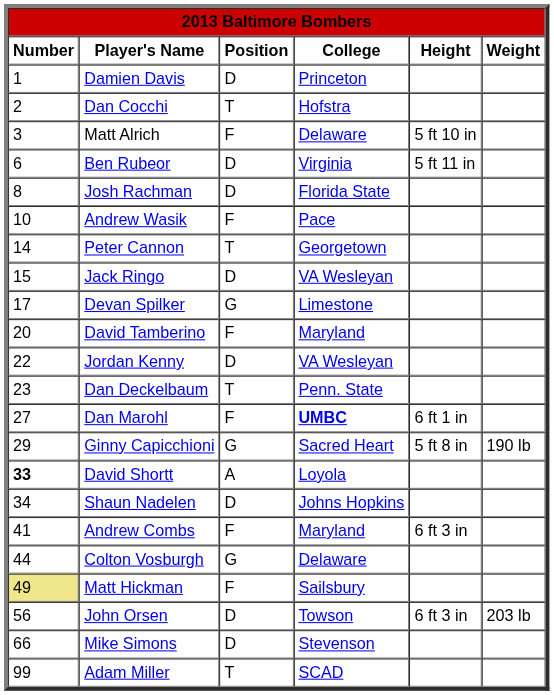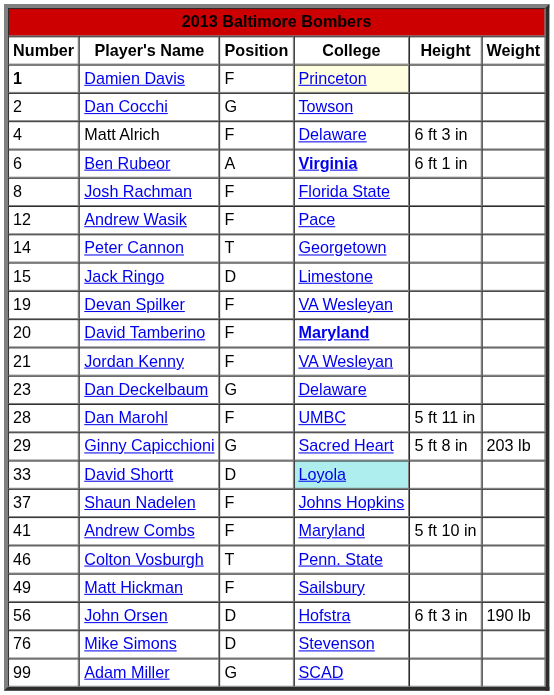(18, 78) normal -> (18, 78) bold
(230, 78) D -> (230, 78) F
(333, 78) no background -> (333, 78) lightyellow background
(230, 107) T -> (231, 107) G
(324, 107) Hofstra -> (326, 107) Towson
(18, 135) 3 -> (18, 135) 4
(446, 135) 5 ft 10 in -> (441, 135) 6 ft 3 in
(230, 163) D -> (230, 163) A
(325, 163) normal -> (328, 163) bold
(445, 163) 5 ft 11 in -> (441, 163) 6 ft 1 in
(230, 191) D -> (230, 191) F
(22, 220) 10 -> (22, 220) 12
(346, 276) VA Wesleyan -> (336, 276) Limestone
(22, 304) 17 -> (22, 304) 19
(231, 304) G -> (230, 304) F
(336, 304) Limestone -> (346, 304) VA Wesleyan
(332, 333) normal -> (334, 333) bold
(22, 361) 22 -> (22, 361) 21
(230, 361) D -> (230, 361) F
(230, 389) T -> (231, 389) G
(341, 389) Penn. State -> (333, 389) Delaware
(22, 418) 27 -> (22, 418) 28
(323, 418) bold -> (322, 418) normal
(441, 418) 6 ft 1 in -> (445, 418) 5 ft 11 in
(509, 446) 190 lb -> (509, 446) 203 lb
(22, 474) bold -> (22, 474) normal
(230, 474) A -> (230, 474) D
(322, 474) no background -> (322, 474) paleturquoise background
(22, 502) 34 -> (22, 502) 37
(230, 502) D -> (230, 502) F
(441, 531) 6 ft 3 in -> (446, 531) 5 ft 10 in
(22, 559) 44 -> (22, 559) 46
(231, 559) G -> (230, 559) T
(333, 559) Delaware -> (341, 559) Penn. State
(22, 587) khaki background -> (22, 587) no background
(326, 616) Towson -> (324, 616) Hofstra
(509, 616) 203 lb -> (509, 616) 190 lb
(22, 644) 66 -> (22, 644) 76
(230, 672) T -> (231, 672) G
